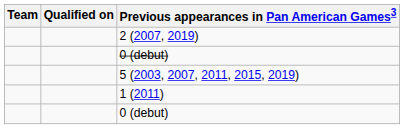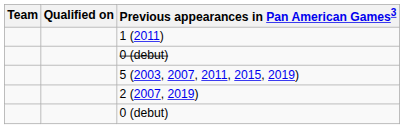rows swapped: (23, 94) <-> (23, 37)
